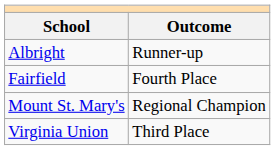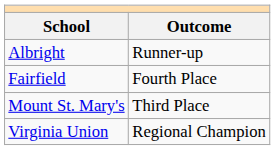(199, 105) Regional Champion -> (171, 105) Third Place
(171, 131) Third Place -> (199, 131) Regional Champion
